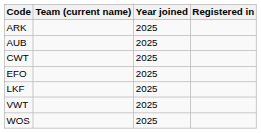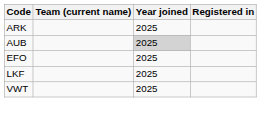(147, 43) no background -> (147, 43) lightgrey background
- row: (18, 58)
- row: (18, 120)
